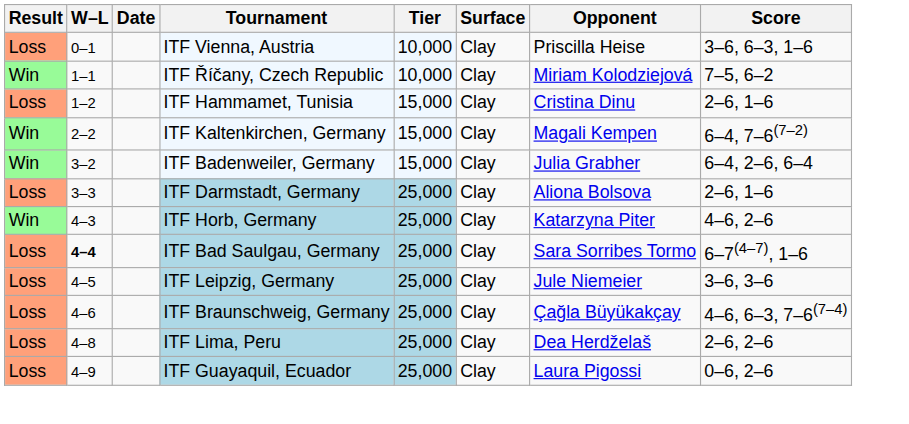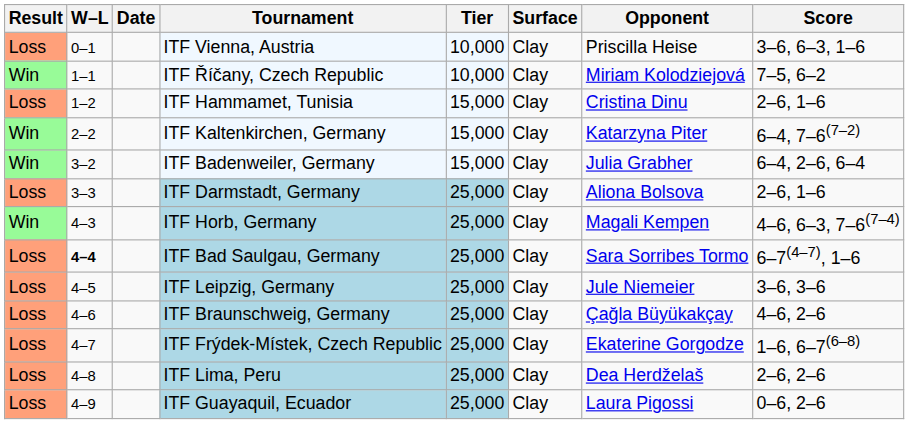(595, 133) Magali Kempen -> (647, 133) Katarzyna Piter
(594, 220) Katarzyna Piter -> (648, 222) Magali Kempen
(739, 220) 4–6, 2–6 -> (828, 222) 4–6, 6–3, 7–6(7–4)
(776, 312) 4–6, 6–3, 7–6(7–4) -> (791, 314) 4–6, 2–6
+ row: (303, 345)
